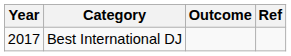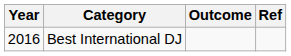(24, 39) 2017 -> (24, 39) 2016
